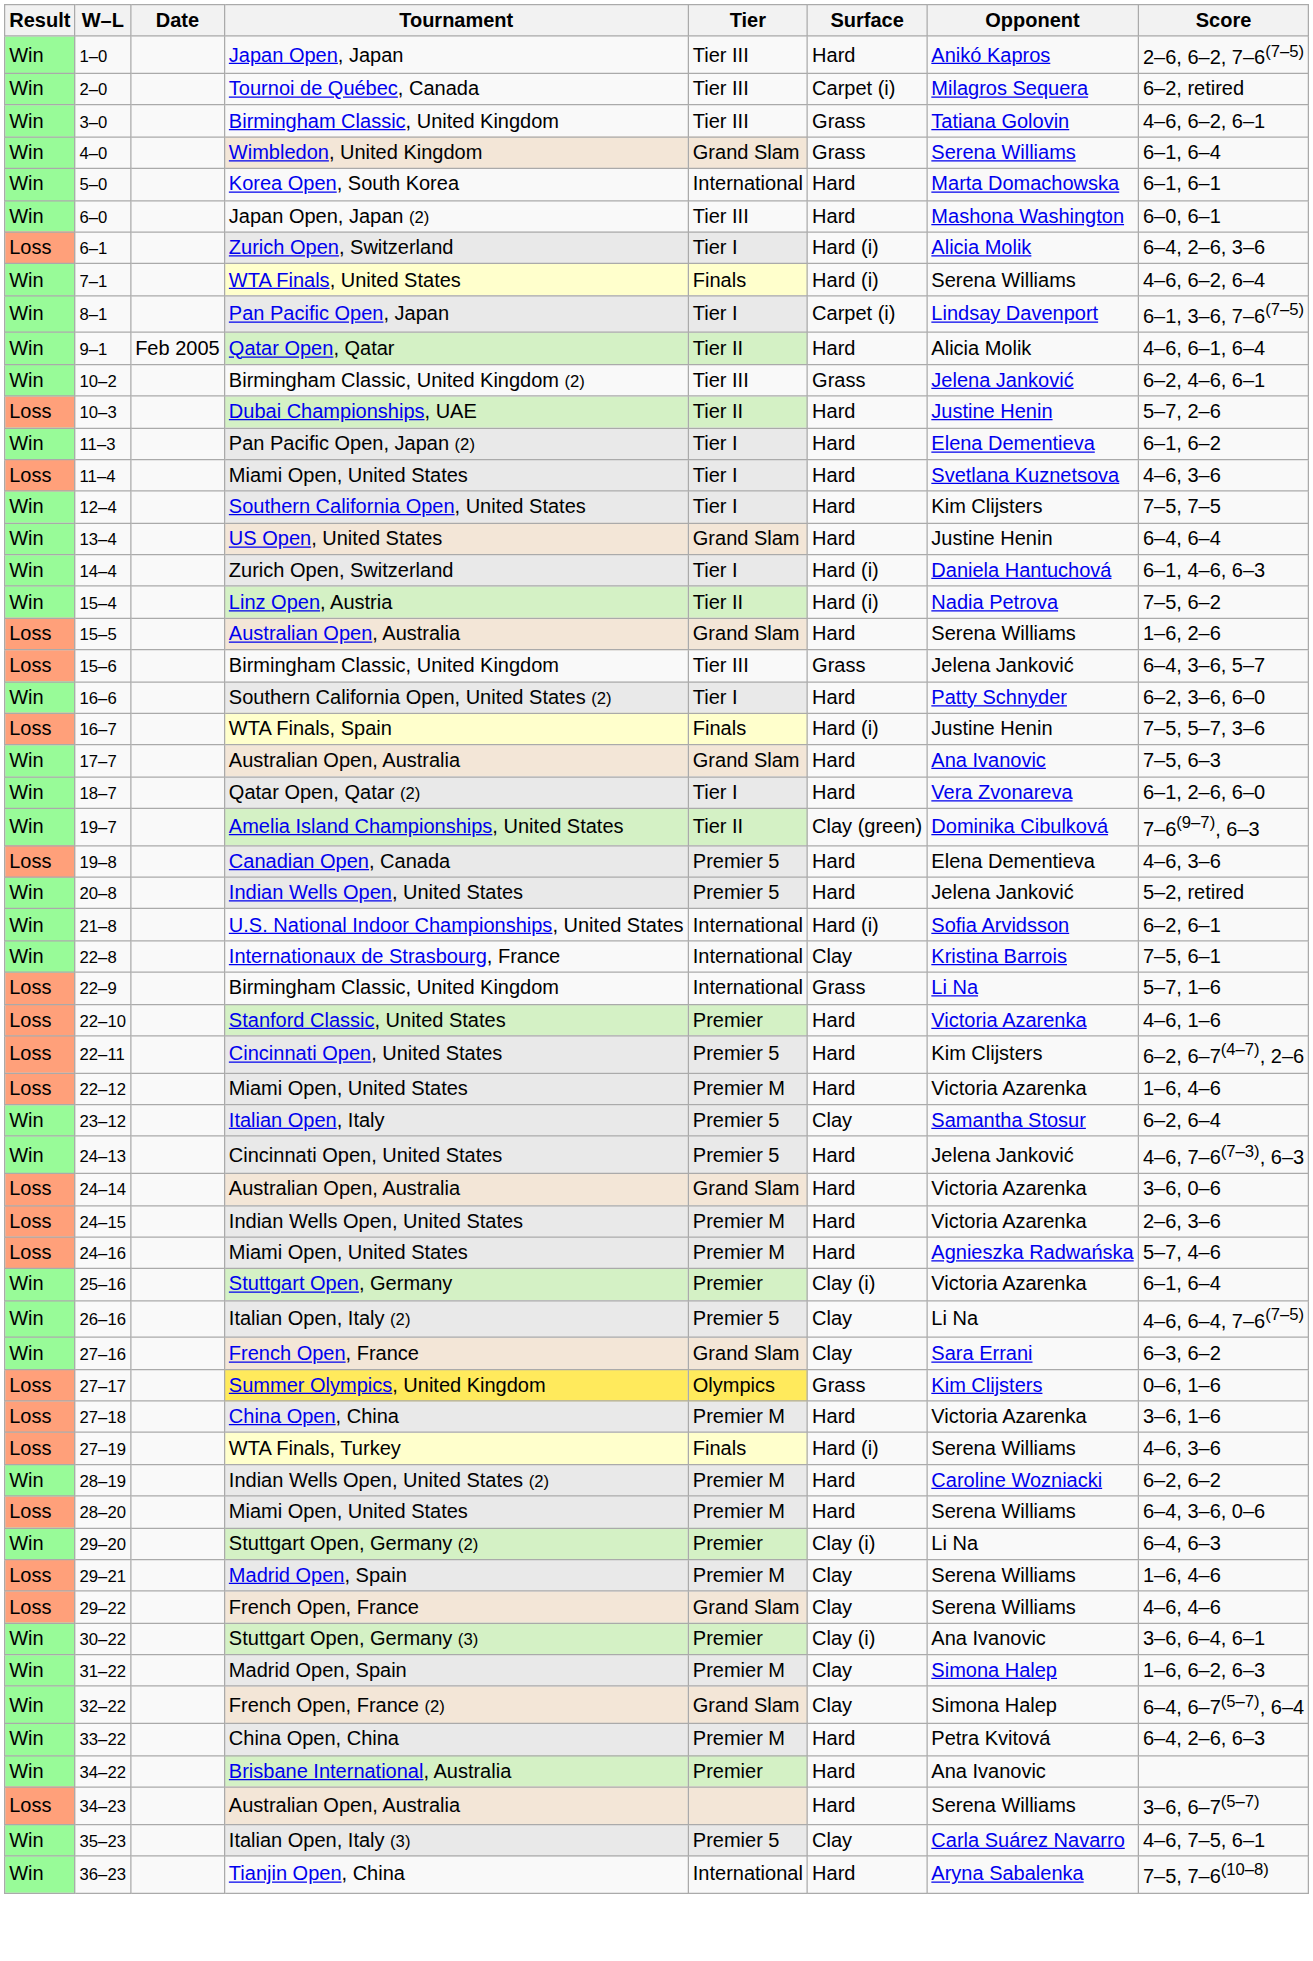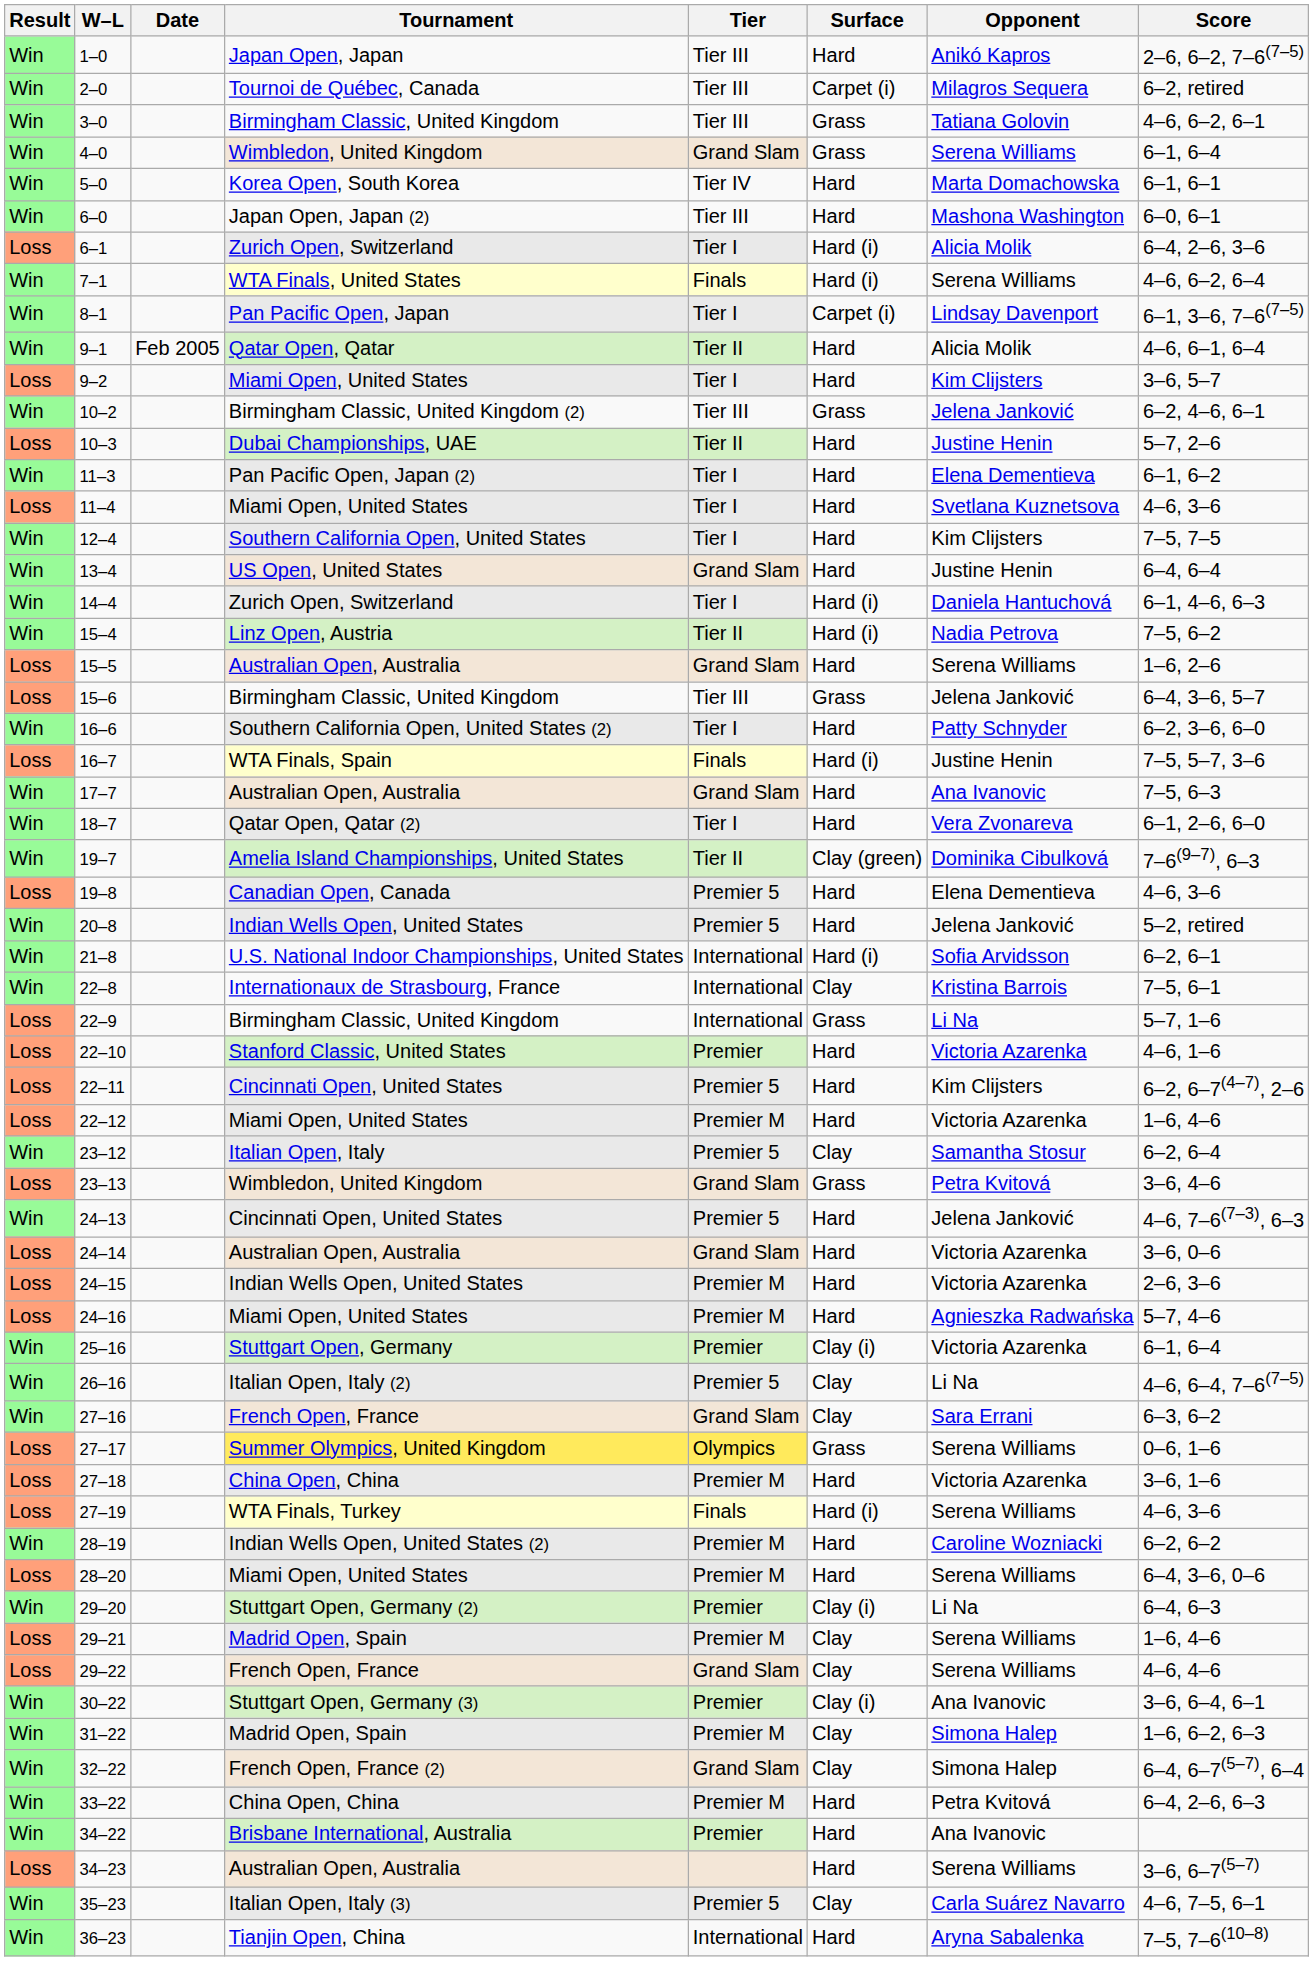(748, 184) International -> (722, 184) Tier IV
+ row: (93, 381)
+ row: (103, 1185)
(987, 1385) Kim Clijsters -> (1004, 1448) Serena Williams
